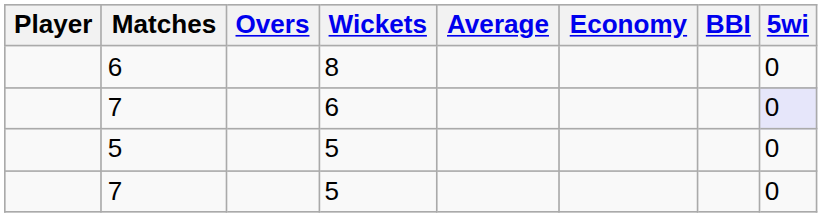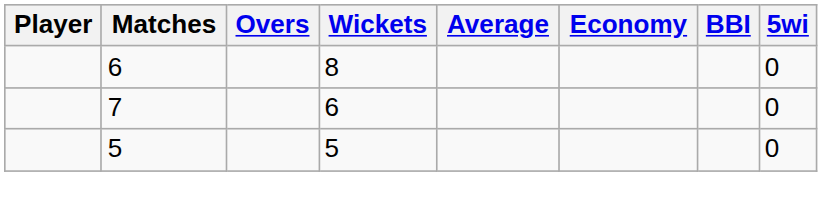(772, 107) lavender background -> (772, 107) no background
- row: (115, 190)
